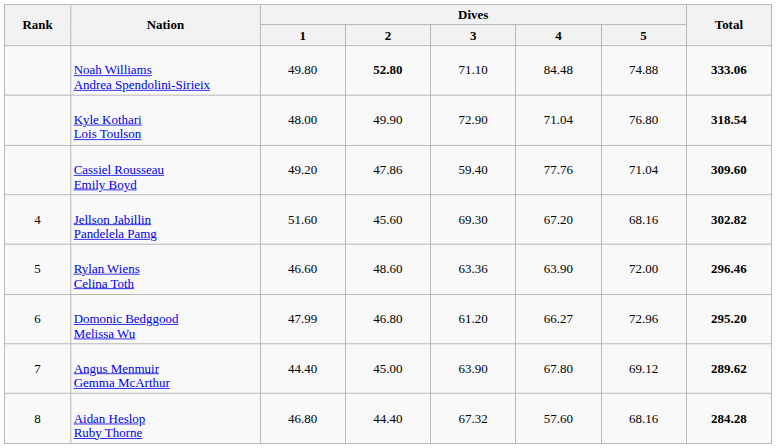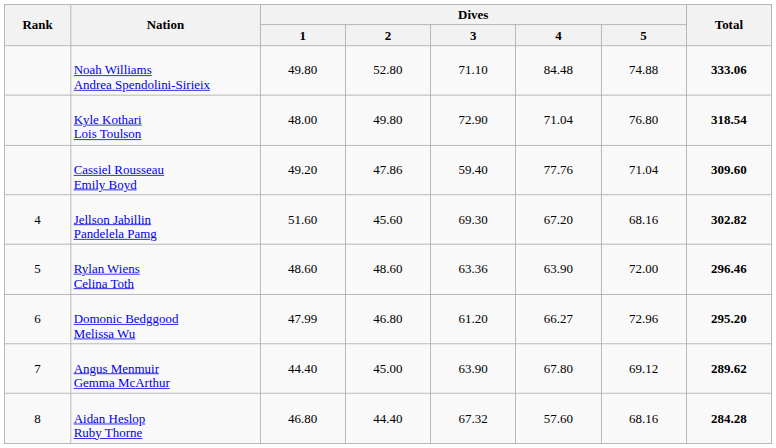(388, 70) bold -> (388, 70) normal
(388, 120) 49.90 -> (388, 120) 49.80
(303, 269) 46.60 -> (303, 269) 48.60
